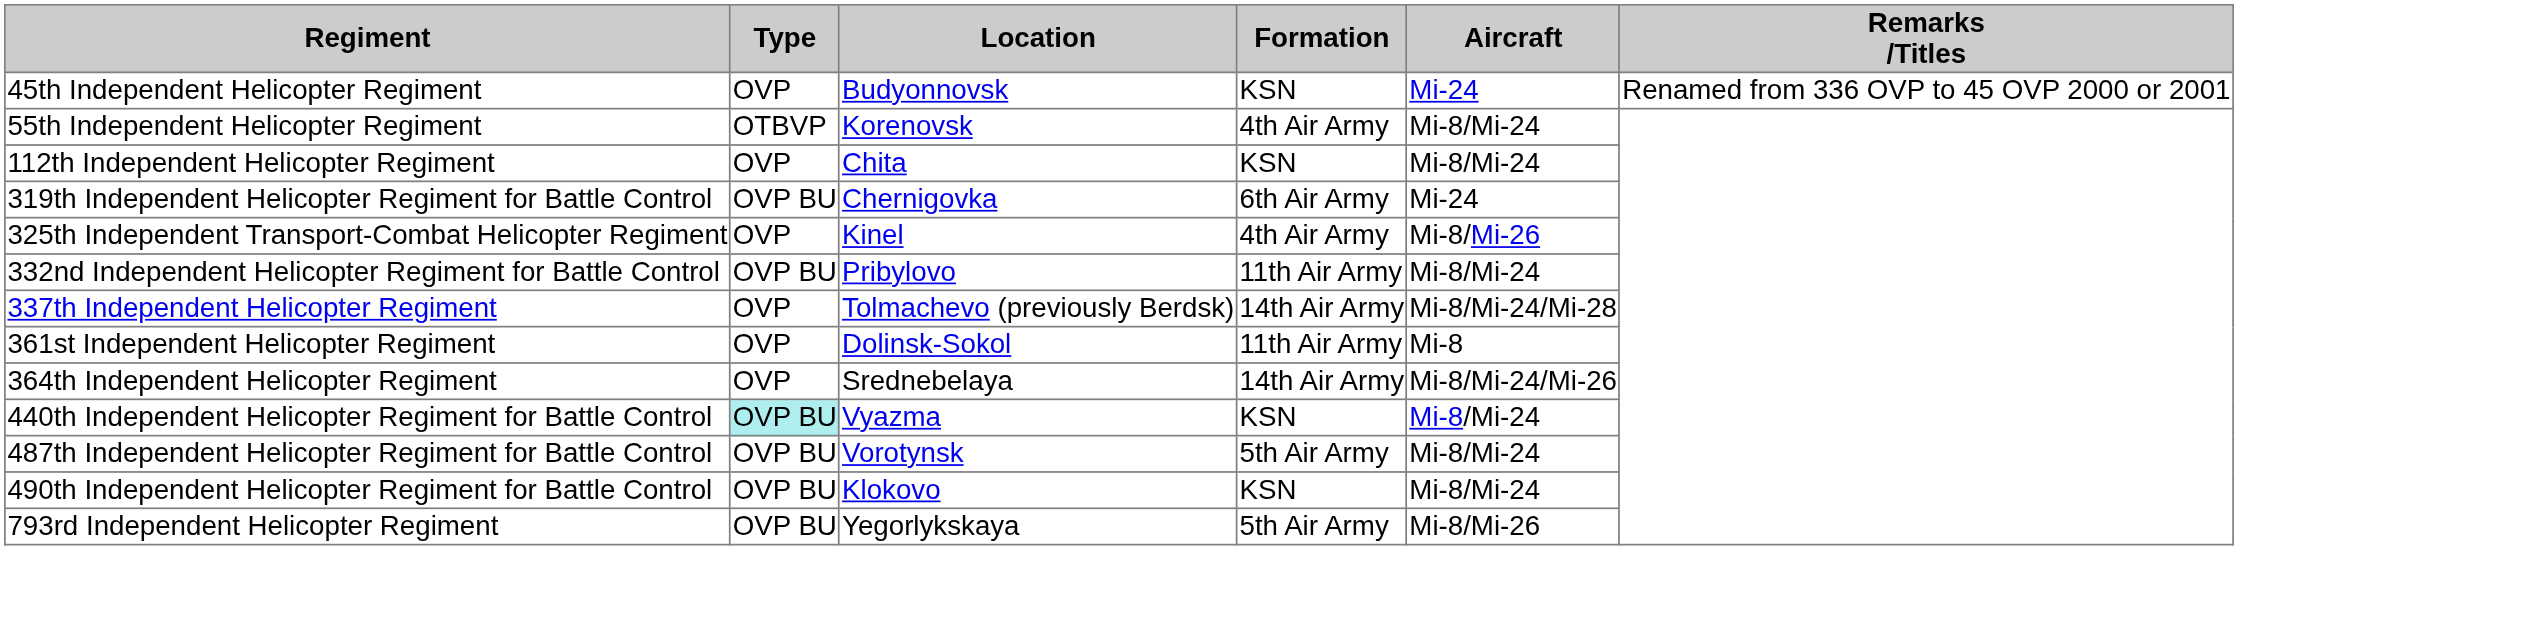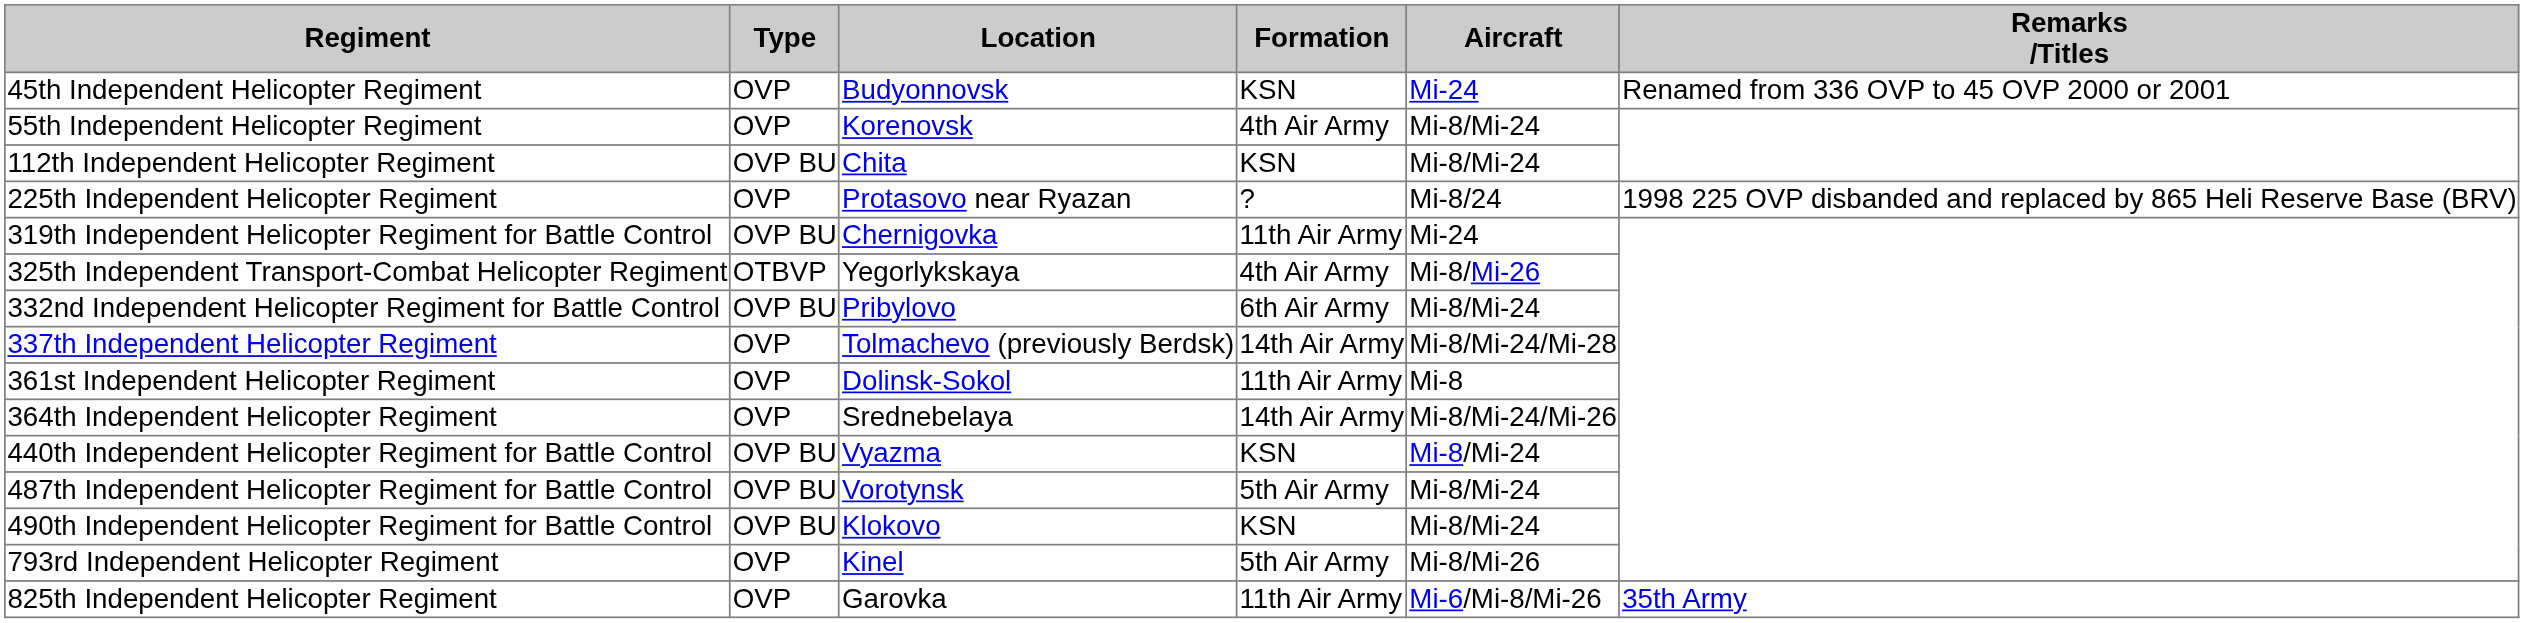(780, 126) OTBVP -> (762, 126) OVP
(762, 162) OVP -> (785, 162) OVP BU
+ row: (252, 199)
(1314, 199) 6th Air Army -> (1321, 235) 11th Air Army
(762, 235) OVP -> (780, 271) OTBVP
(873, 235) Kinel -> (931, 271) Yegorlykskaya
(1321, 271) 11th Air Army -> (1314, 308) 6th Air Army
(785, 417) paleturquoise background -> (785, 453) no background
(785, 526) OVP BU -> (762, 562) OVP
(931, 526) Yegorlykskaya -> (873, 562) Kinel
+ row: (252, 598)
